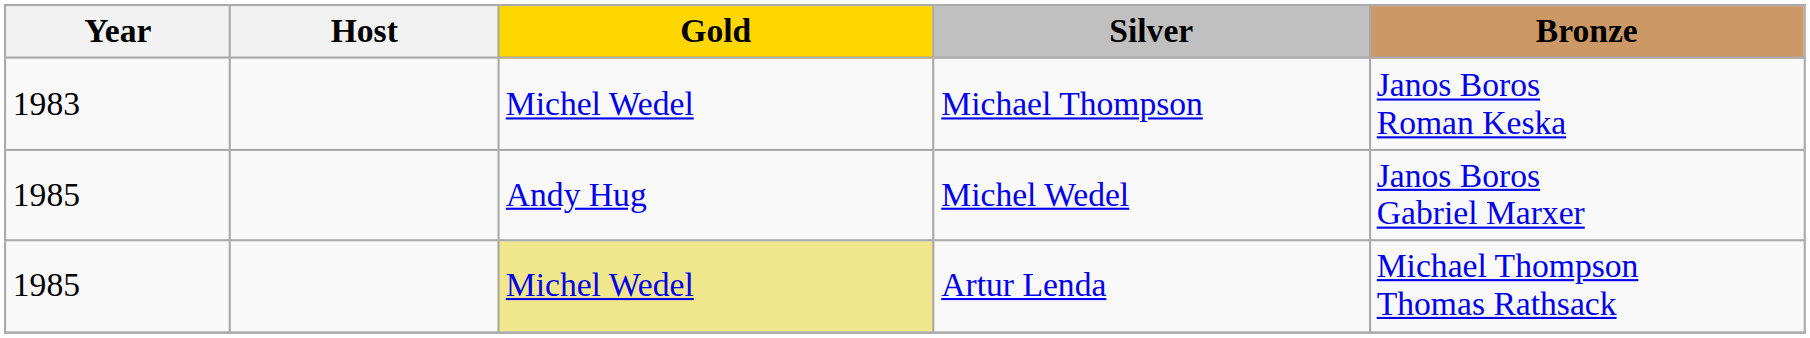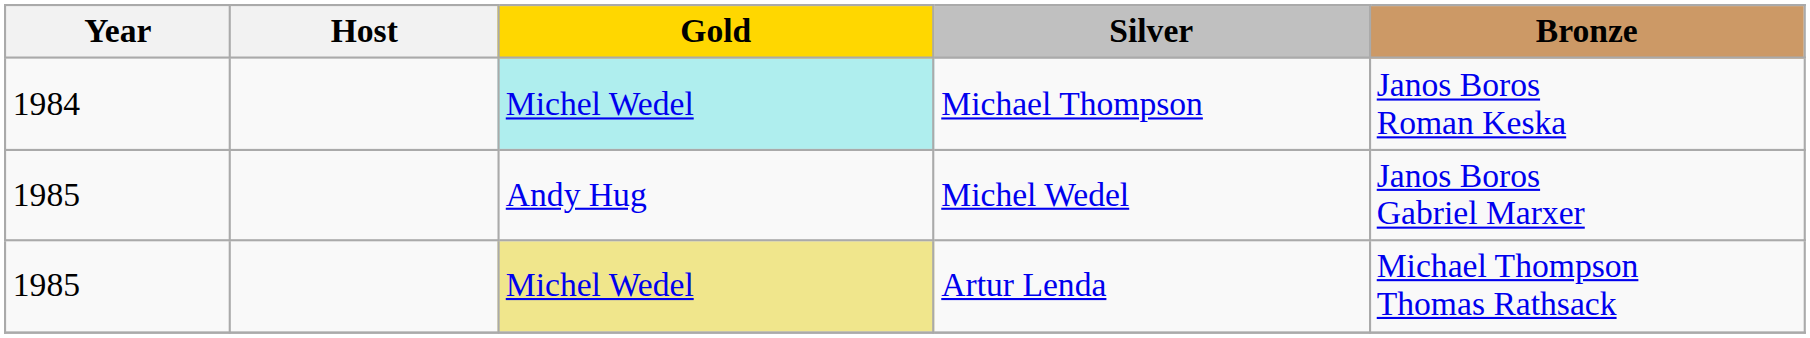(46, 103) 1983 -> (46, 103) 1984
(600, 103) no background -> (600, 103) paleturquoise background
